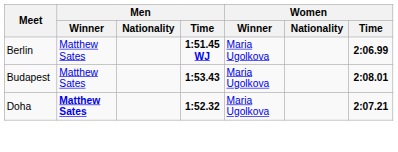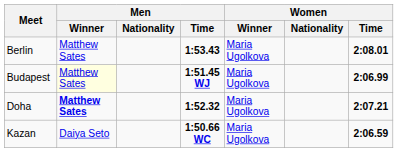(202, 50) 1:51.45 WJ -> (202, 50) 1:53.43
(371, 50) 2:06.99 -> (371, 50) 2:08.01
(79, 78) no background -> (79, 78) lightyellow background
(202, 78) 1:53.43 -> (202, 78) 1:51.45 WJ
(371, 78) 2:08.01 -> (371, 78) 2:06.99
+ row: (21, 134)
